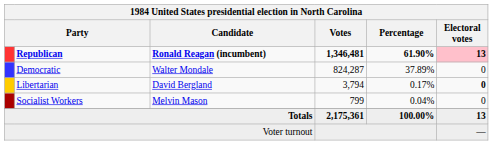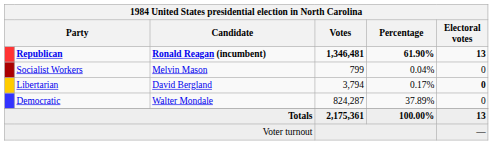(481, 54) pink background -> (481, 54) no background
rows swapped: (38, 70) <-> (50, 101)
